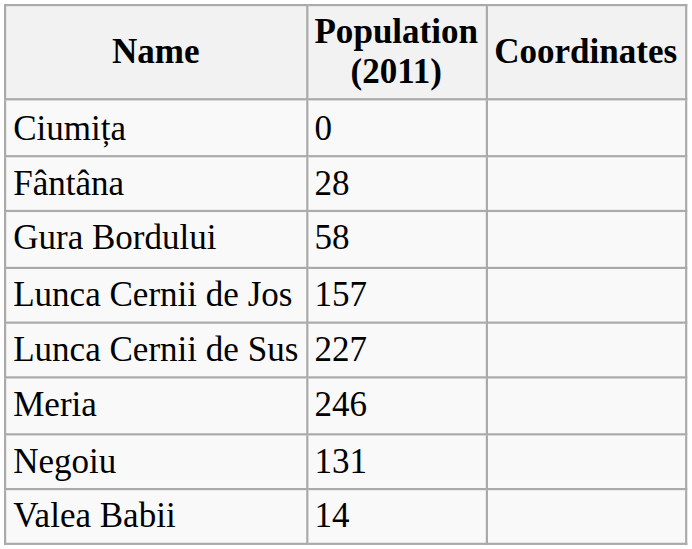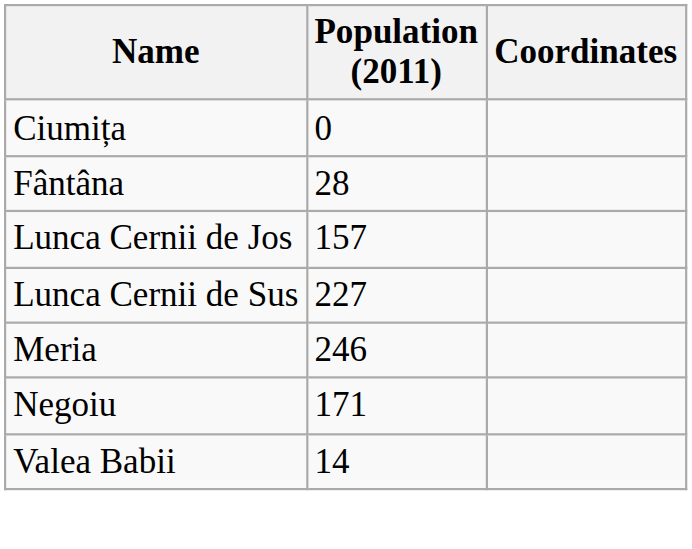- row: (115, 238)
(341, 460) 131 -> (341, 405) 171
